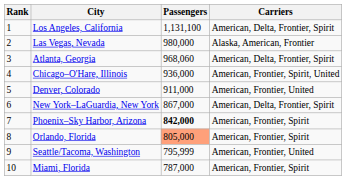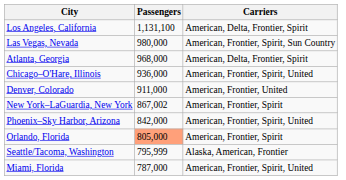- column: (17, 12)
(263, 43) Alaska, American, Frontier -> (260, 43) American, Frontier, Spirit, Sun Country
(179, 59) 968,060 -> (152, 59) 968,000
(179, 105) 867,000 -> (152, 105) 867,002
(273, 105) American, Delta, Frontier, Spirit -> (234, 105) American, Frontier, Spirit
(179, 121) bold -> (152, 121) normal
(260, 121) American, Frontier, Spirit -> (249, 121) American, Frontier, Spirit, United
(263, 152) American, Frontier, United -> (237, 152) Alaska, American, Frontier
(260, 167) American, Frontier, Spirit -> (249, 167) American, Frontier, Spirit, United
